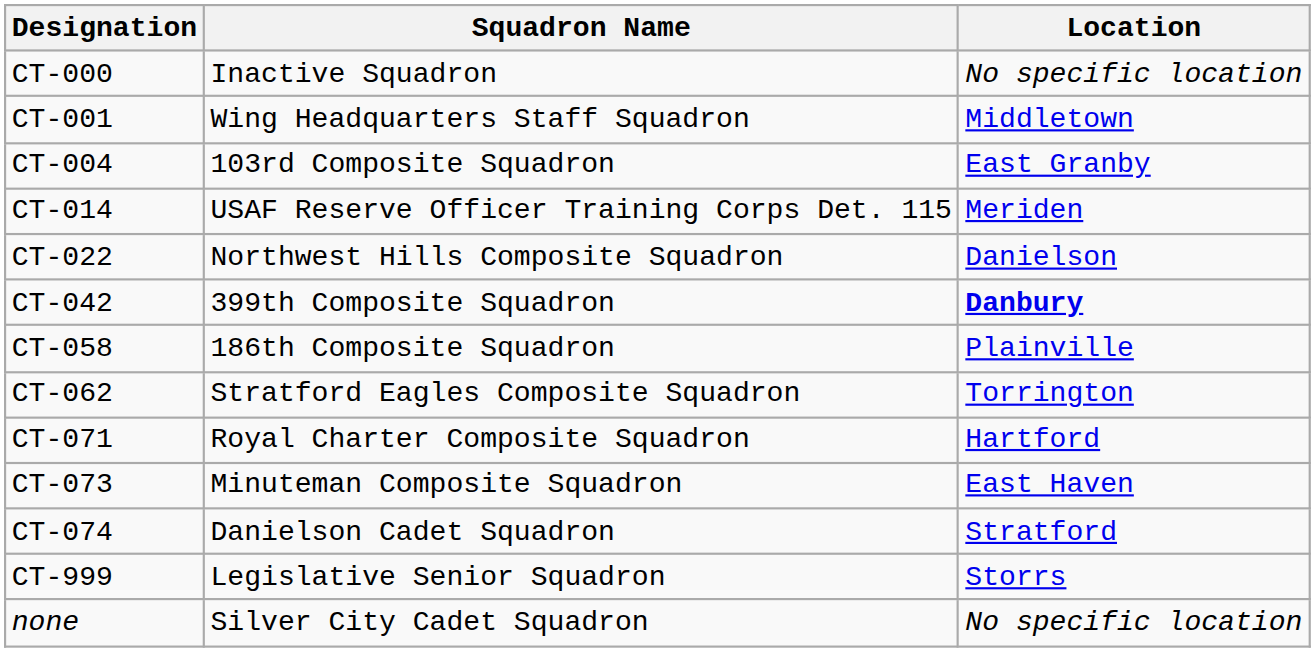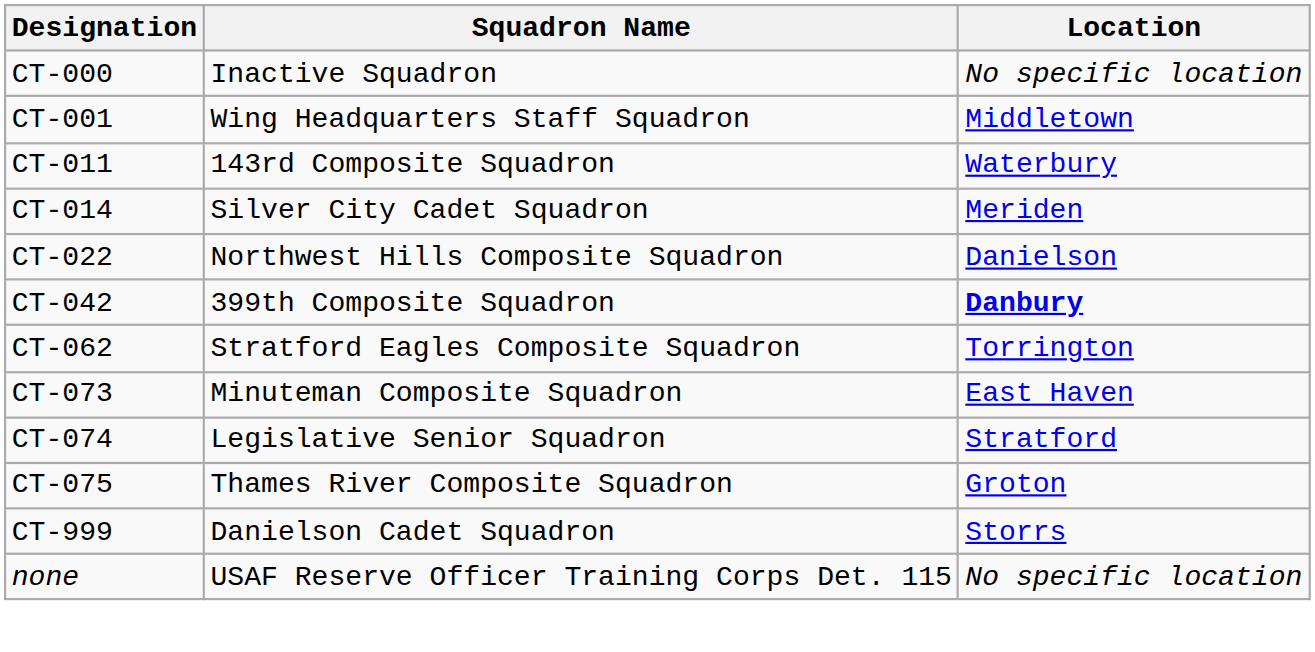- row: (62, 165)
+ row: (62, 165)
(581, 211) USAF Reserve Officer Training Corps Det. 115 -> (430, 211) Silver City Cadet Squadron
- row: (62, 348)
- row: (62, 440)
(413, 531) Danielson Cadet Squadron -> (438, 440) Legislative Senior Squadron
+ row: (62, 486)
(438, 577) Legislative Senior Squadron -> (413, 531) Danielson Cadet Squadron
(430, 623) Silver City Cadet Squadron -> (581, 577) USAF Reserve Officer Training Corps Det. 115
